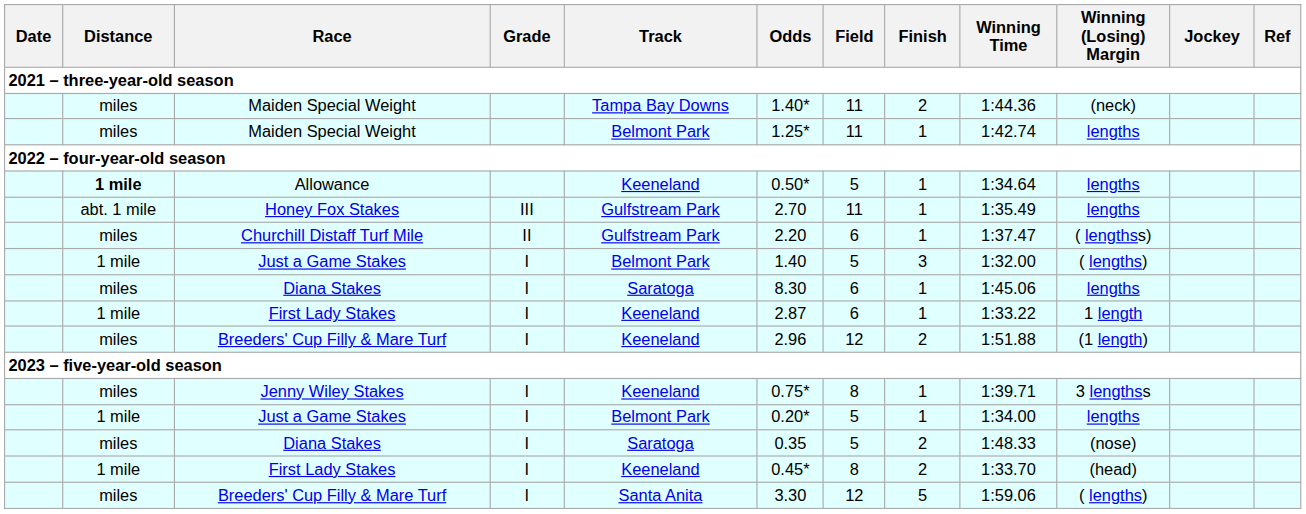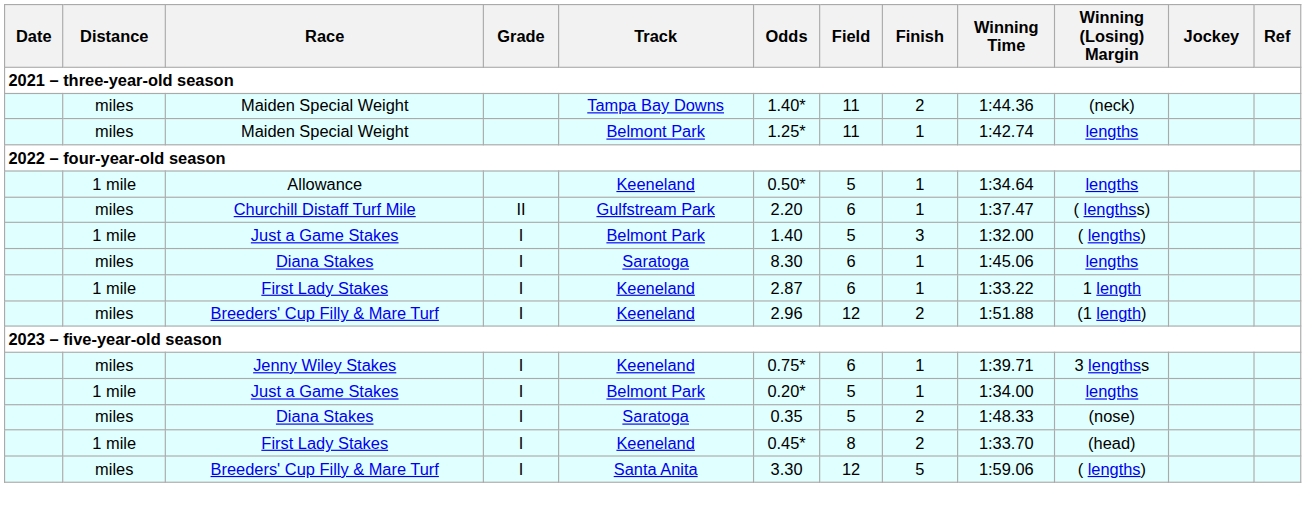(118, 184) bold -> (114, 184) normal
- row: (332, 210)
(854, 392) 8 -> (851, 366) 6
